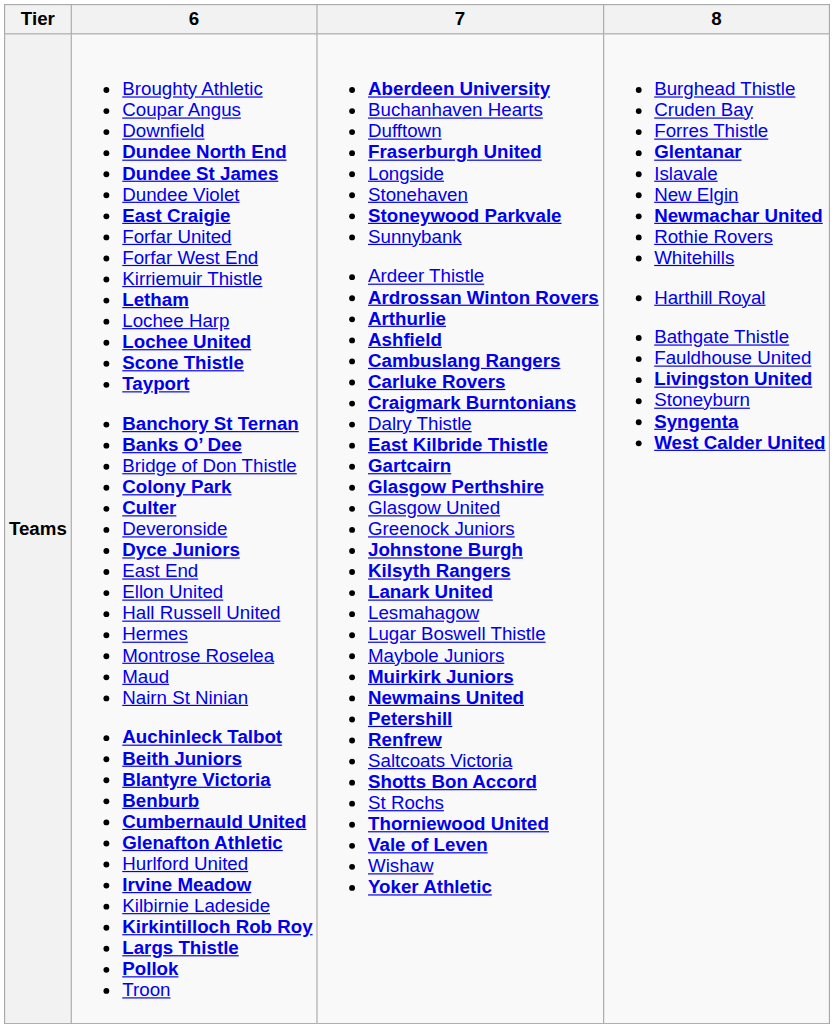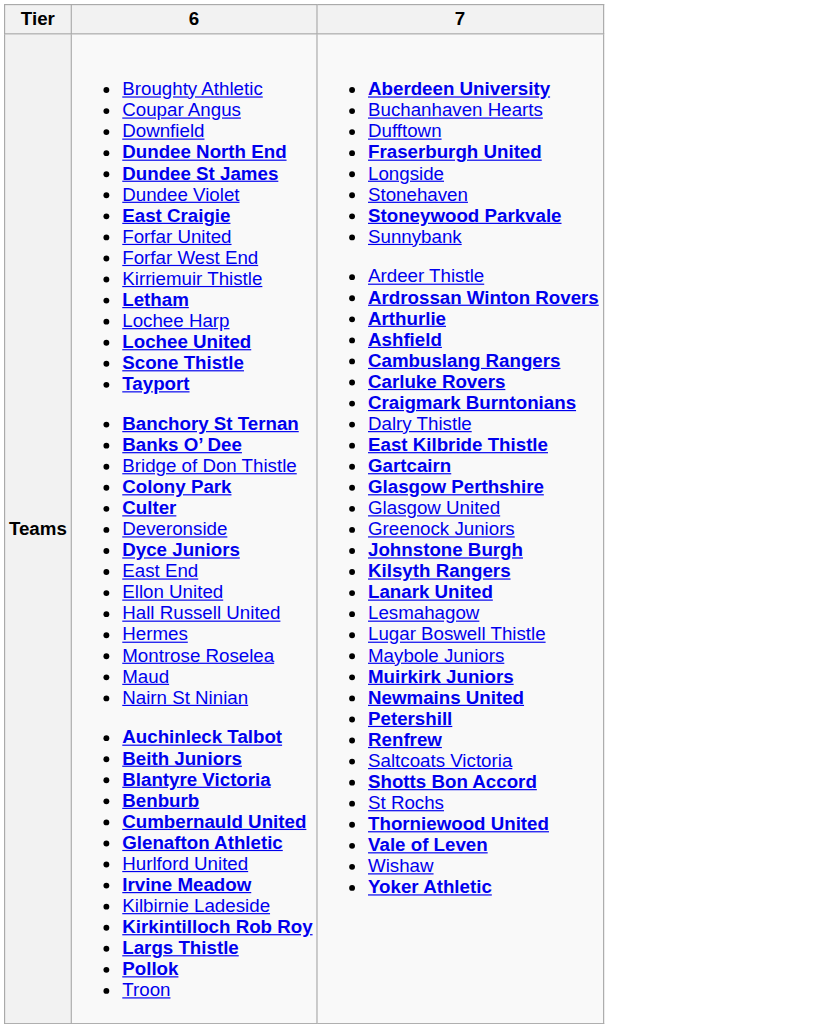- column: (716, 19)
